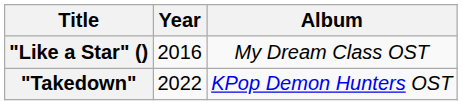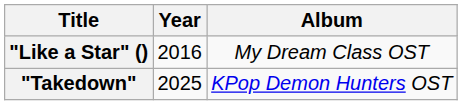(180, 83) 2022 -> (180, 83) 2025
